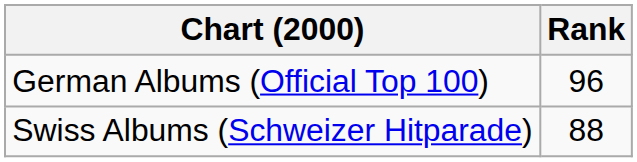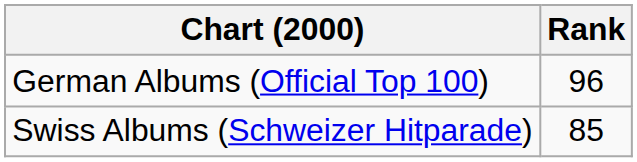(586, 130) 88 -> (586, 130) 85
